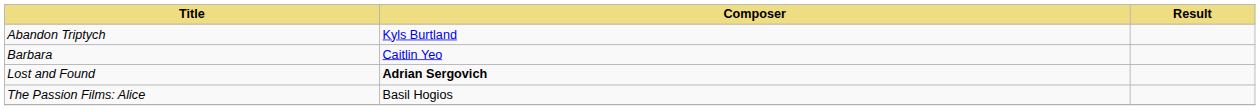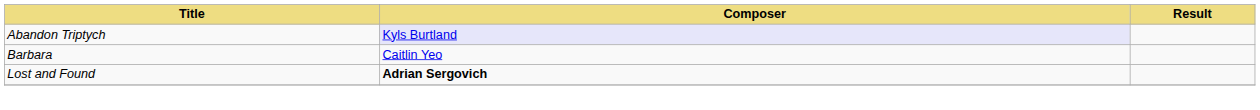(420, 34) no background -> (420, 34) lavender background
- row: (76, 94)
